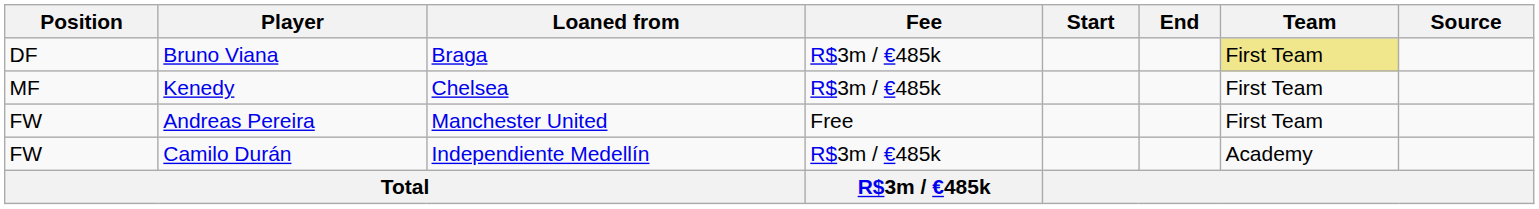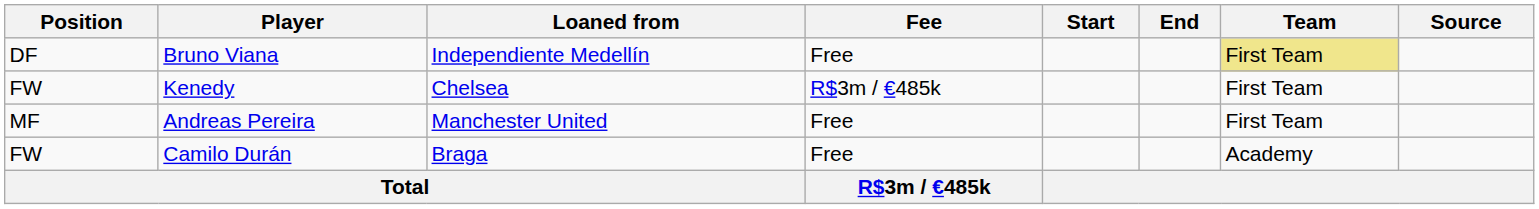(460, 55) Braga -> (540, 55) Independiente Medellín
(876, 55) R$3m / €485k -> (832, 55) Free
(25, 88) MF -> (26, 88) FW
(26, 121) FW -> (25, 121) MF
(540, 154) Independiente Medellín -> (460, 154) Braga
(876, 154) R$3m / €485k -> (832, 154) Free
